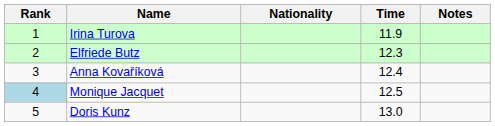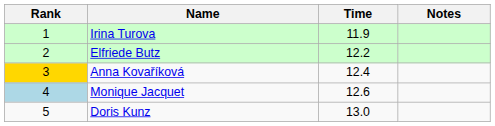- column: (301, 14)
(391, 53) 12.3 -> (358, 53) 12.2
(36, 72) no background -> (46, 72) gold background
(391, 92) 12.5 -> (358, 92) 12.6
